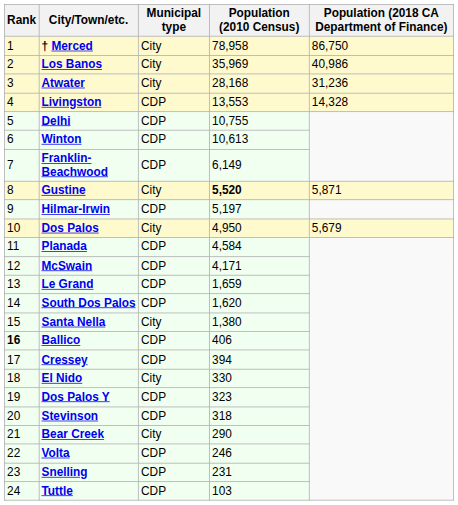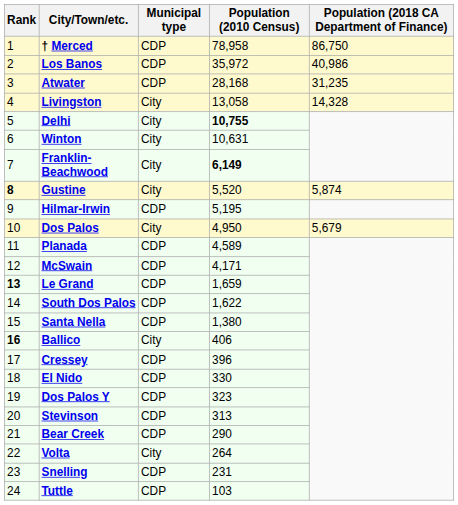(151, 45) City -> (154, 45) CDP
(151, 64) City -> (154, 64) CDP
(230, 64) 35,969 -> (230, 64) 35,972
(151, 83) City -> (154, 83) CDP
(330, 83) 31,236 -> (330, 83) 31,235
(154, 102) CDP -> (151, 102) City
(230, 102) 13,553 -> (230, 102) 13,058
(154, 121) CDP -> (151, 121) City
(230, 121) normal -> (230, 121) bold
(154, 139) CDP -> (151, 139) City
(230, 139) 10,613 -> (230, 139) 10,631
(154, 165) CDP -> (151, 165) City
(227, 165) normal -> (227, 165) bold
(10, 190) normal -> (10, 190) bold
(227, 190) bold -> (227, 190) normal
(327, 190) 5,871 -> (327, 190) 5,874
(227, 209) 5,197 -> (227, 209) 5,195
(227, 247) 4,584 -> (227, 247) 4,589
(14, 284) normal -> (14, 284) bold
(227, 303) 1,620 -> (227, 303) 1,622
(151, 322) City -> (154, 322) CDP
(154, 340) CDP -> (151, 340) City
(222, 359) 394 -> (222, 359) 396
(151, 378) City -> (154, 378) CDP
(222, 416) 318 -> (222, 416) 313
(151, 434) City -> (154, 434) CDP
(154, 453) CDP -> (151, 453) City
(222, 453) 246 -> (222, 453) 264
